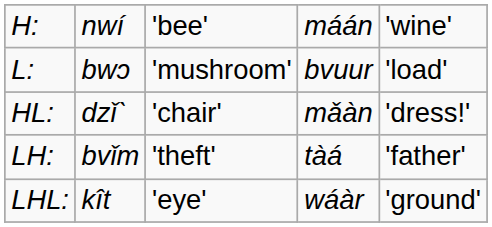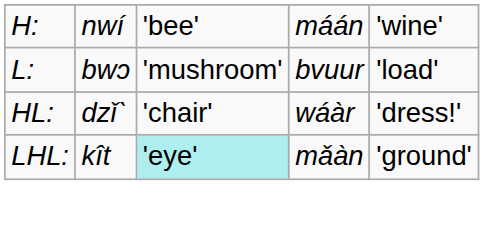(338, 112) mǎàn -> (325, 112) wáàr
- row: (32, 156)
(179, 199) no background -> (170, 156) paleturquoise background
(334, 199) wáàr -> (329, 156) mǎàn
